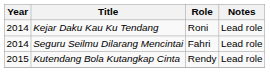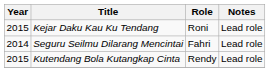(18, 28) 2014 -> (18, 28) 2015
